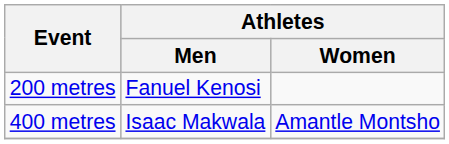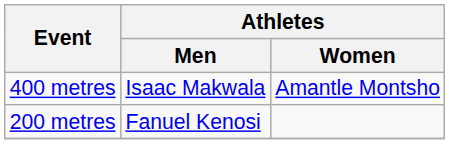rows swapped: (63, 89) <-> (63, 122)
